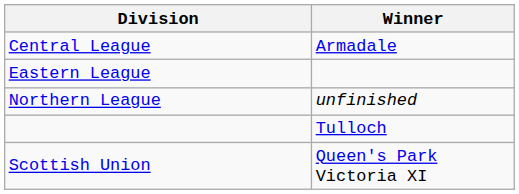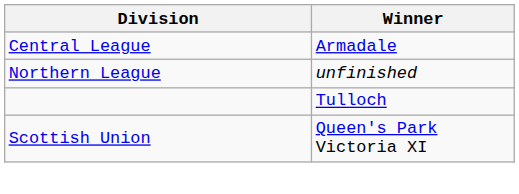- row: (80, 74)
